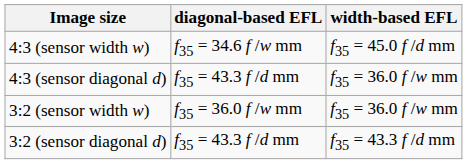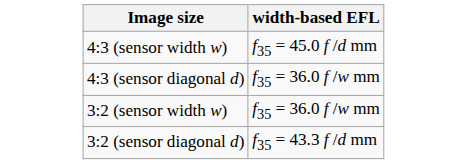- column: (248, 18)
